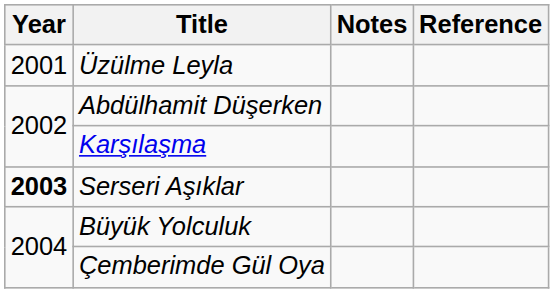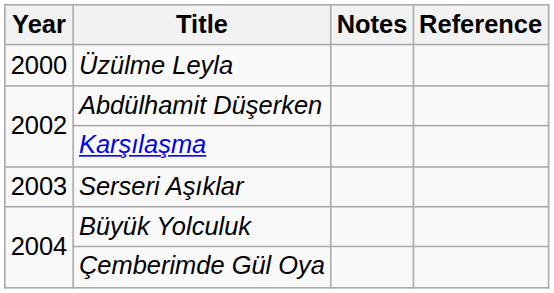(39, 65) 2001 -> (39, 65) 2000
(39, 186) bold -> (39, 186) normal
